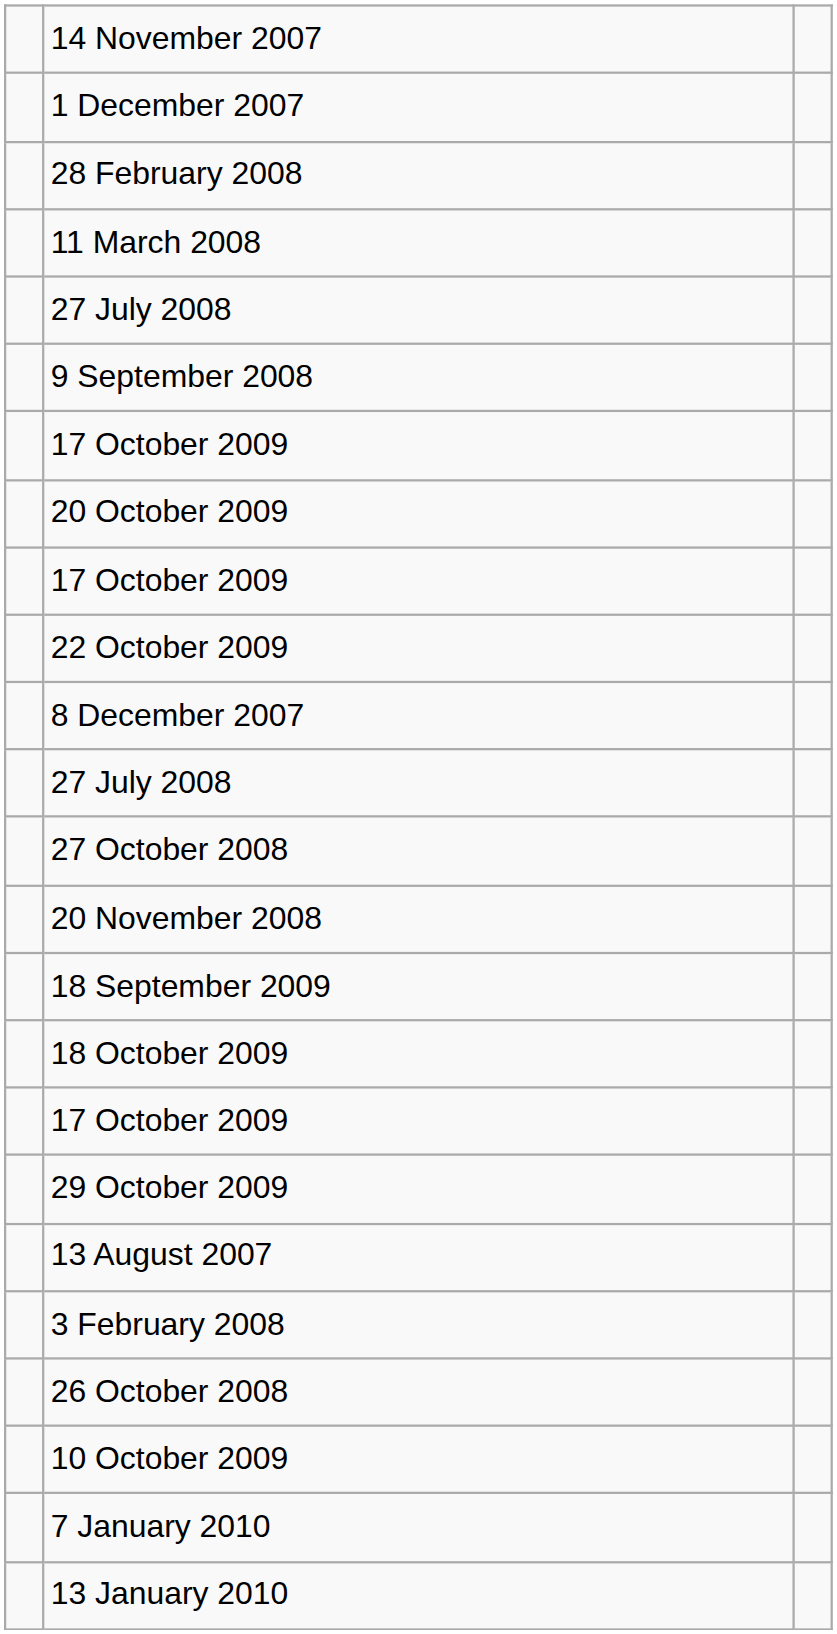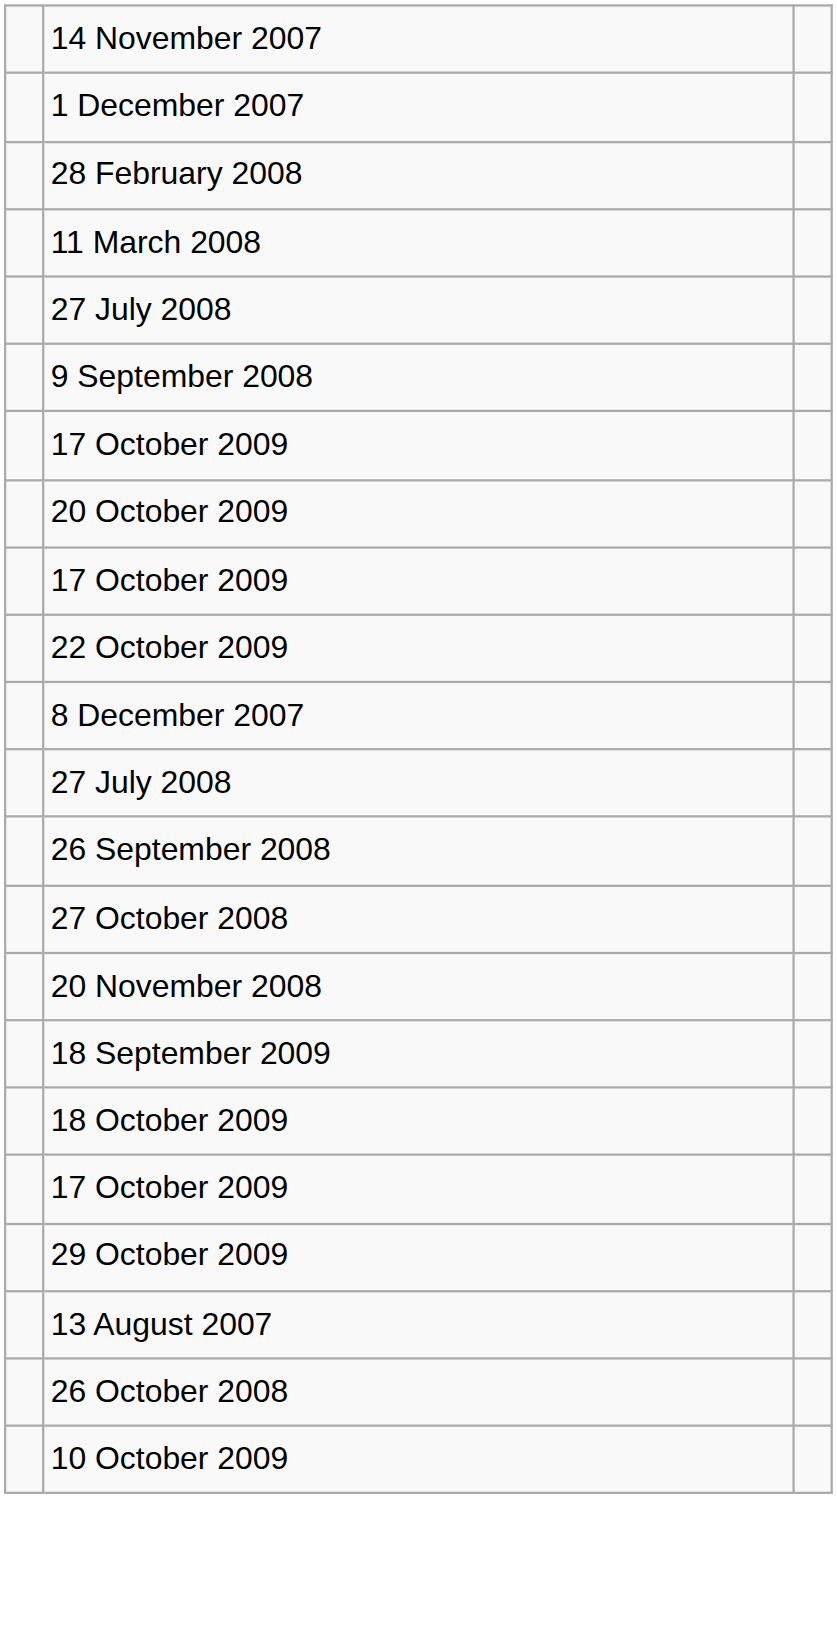+ row: (24, 851)
- row: (24, 1325)
- row: (24, 1527)
- row: (24, 1595)
